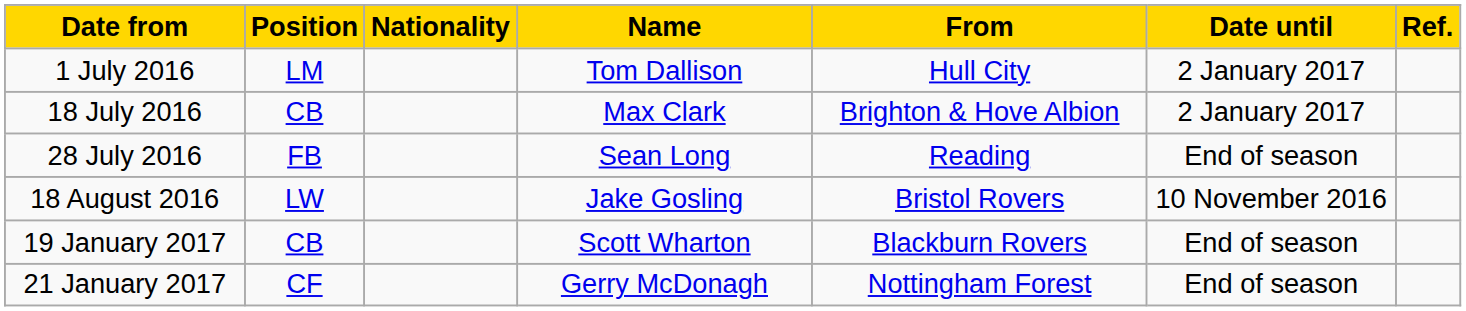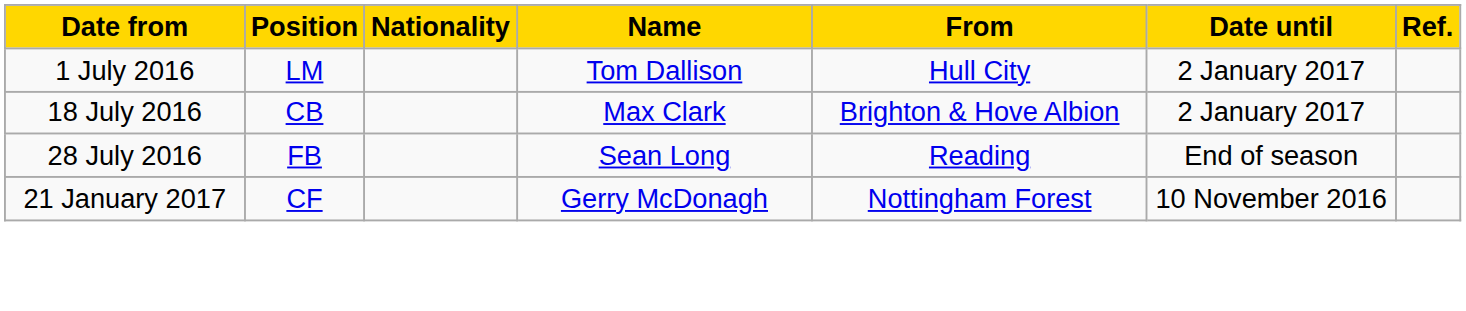- row: (125, 199)
- row: (125, 242)
(1271, 285) End of season -> (1271, 199) 10 November 2016
